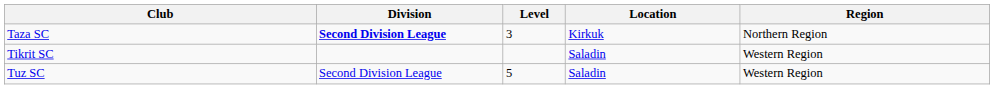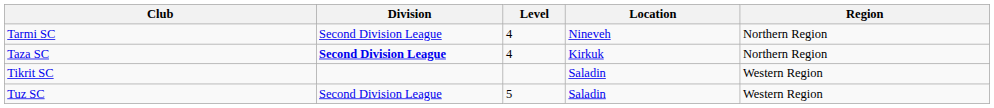+ row: (31, 34)
(509, 34) 3 -> (509, 53) 4
